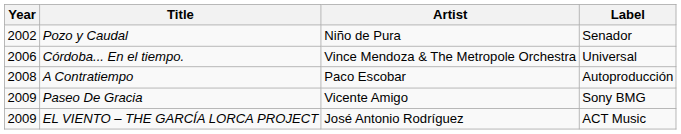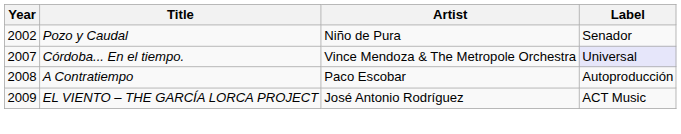(22, 56) 2006 -> (22, 56) 2007
(610, 56) no background -> (610, 56) lavender background
- row: (93, 98)
